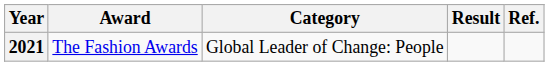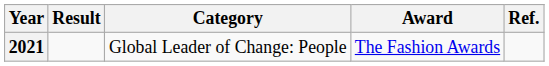columns swapped: (125, 18) <-> (476, 18)
